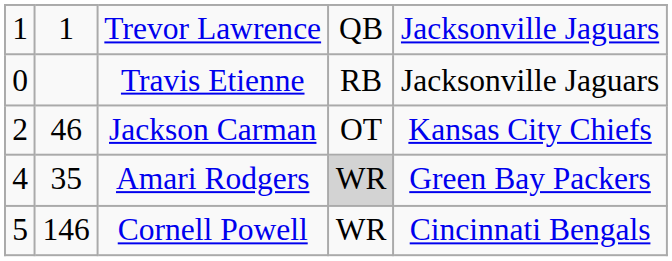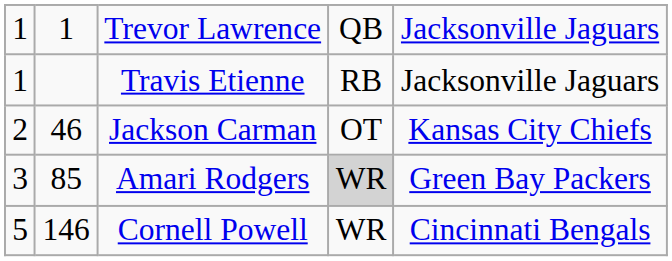(20, 79) 0 -> (20, 79) 1
(20, 179) 4 -> (20, 179) 3
(66, 179) 35 -> (66, 179) 85
